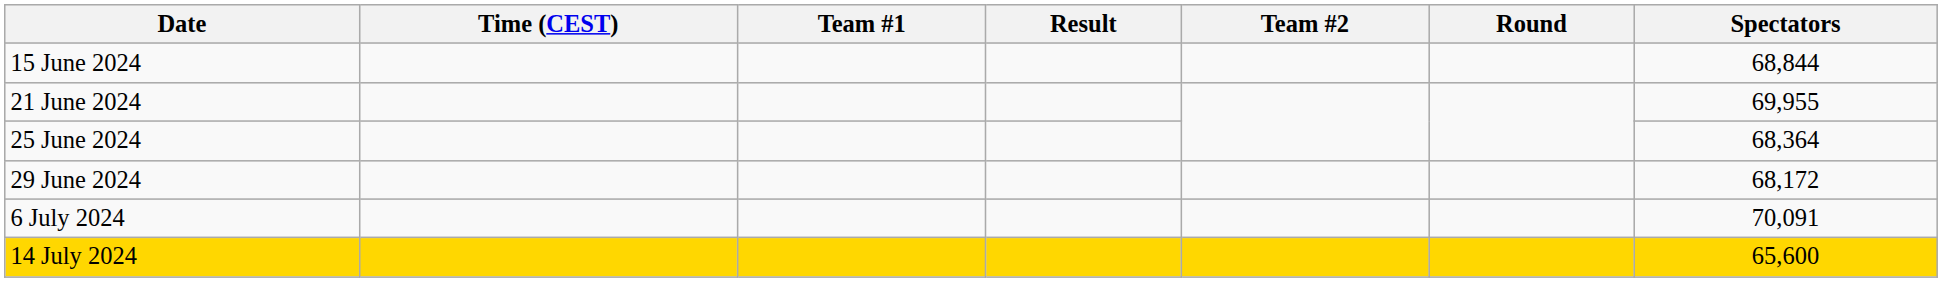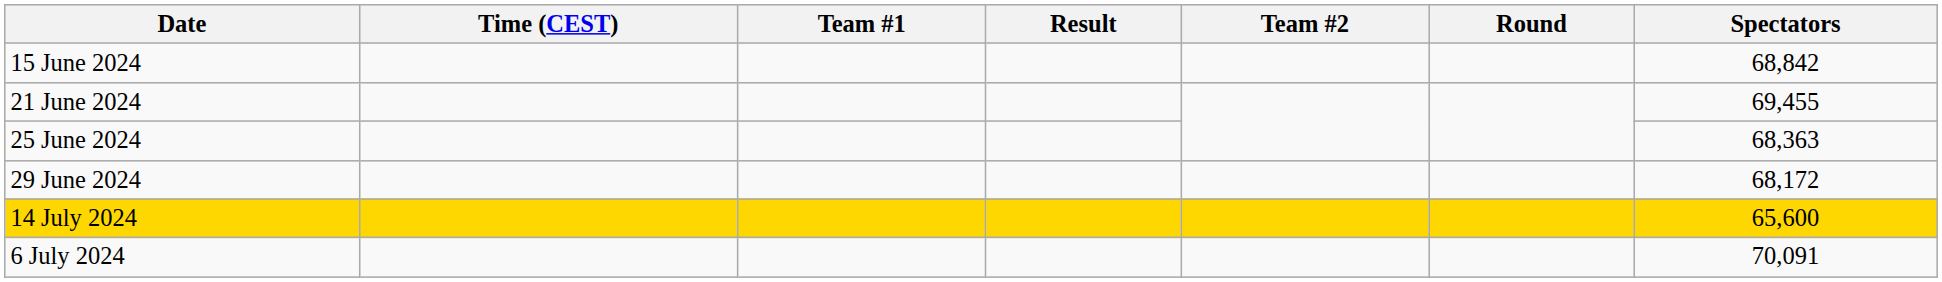(1786, 62) 68,844 -> (1786, 62) 68,842
(1786, 101) 69,955 -> (1786, 101) 69,455
(1786, 140) 68,364 -> (1786, 140) 68,363
rows swapped: (68, 218) <-> (74, 256)
